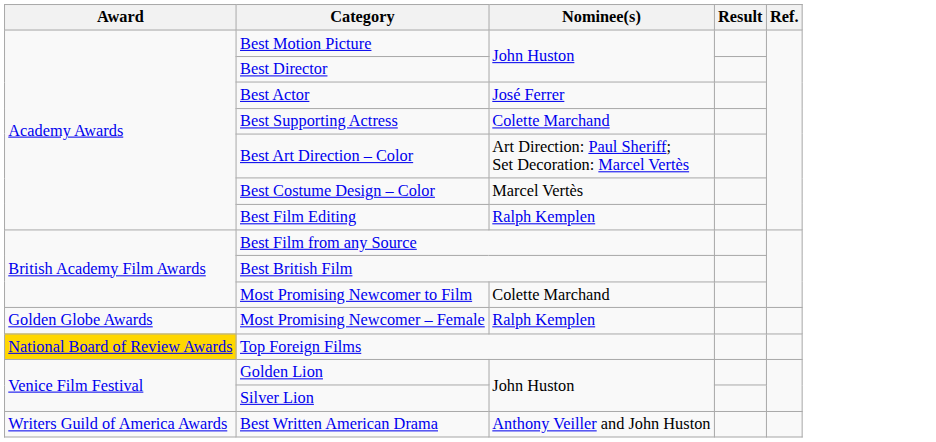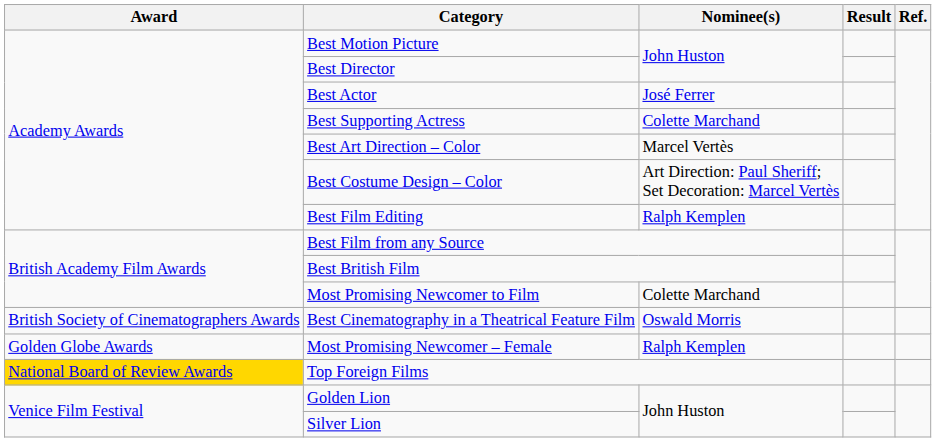(591, 156) Art Direction: Paul Sheriff; Set Decoration: Marcel Vertès -> (688, 146) Marcel Vertès
(538, 191) Marcel Vertès -> (741, 181) Art Direction: Paul Sheriff; Set Decoration: Marcel Vertès
+ row: (471, 320)
- row: (339, 424)
